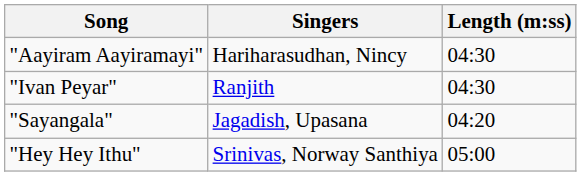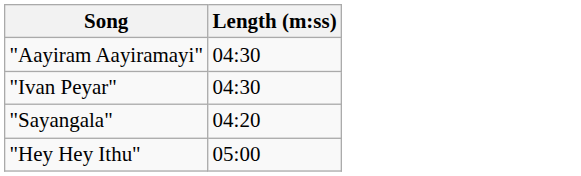- column: (325, 21)
